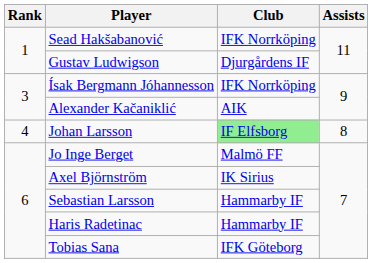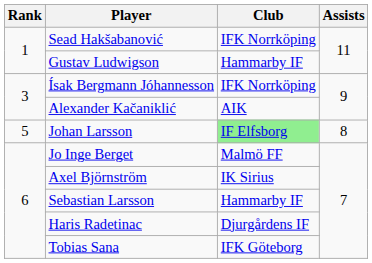(265, 62) Djurgårdens IF -> (262, 62) Hammarby IF
(25, 131) 4 -> (25, 131) 5
(262, 223) Hammarby IF -> (265, 223) Djurgårdens IF
